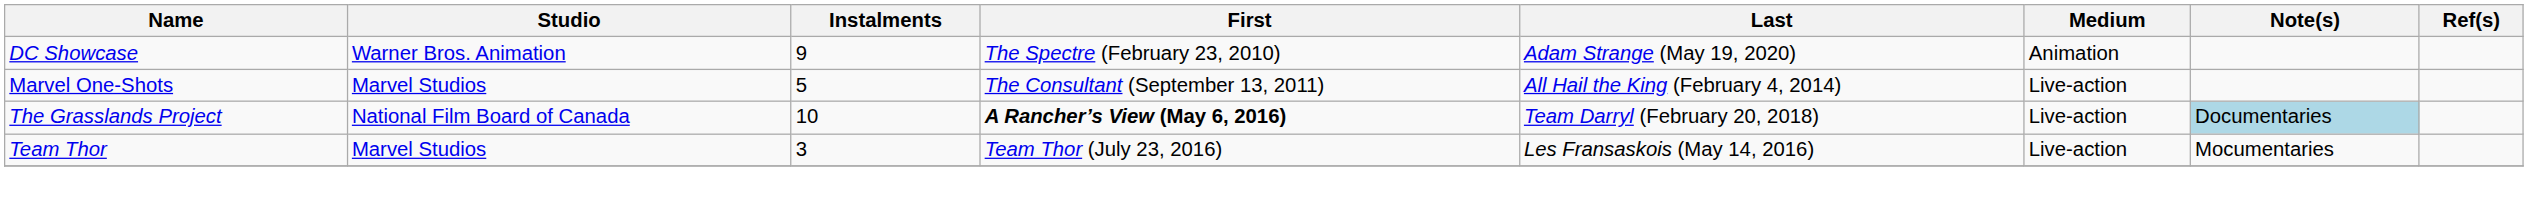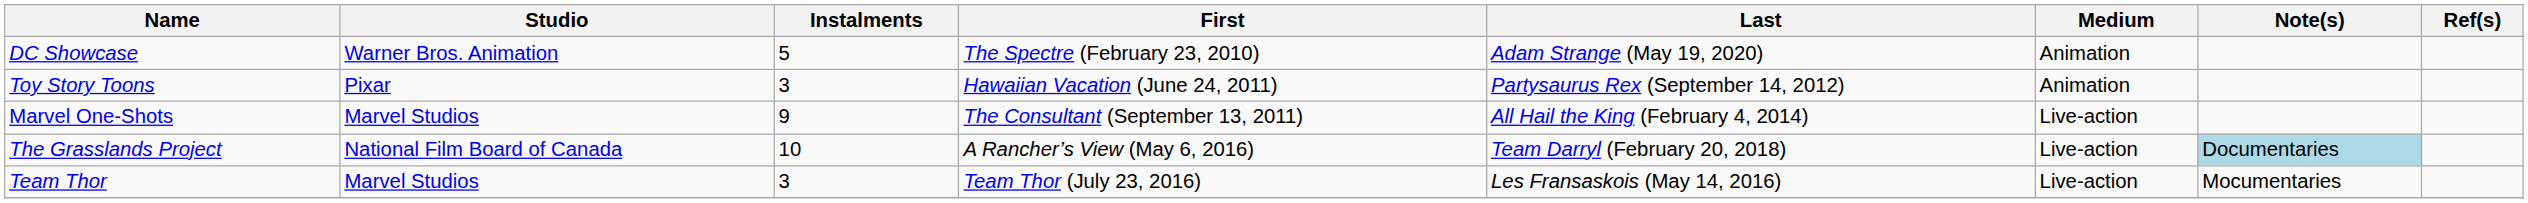(801, 52) 9 -> (784, 52) 5
+ row: (82, 85)
(801, 85) 5 -> (784, 117) 9
(1135, 117) bold -> (1109, 149) normal
